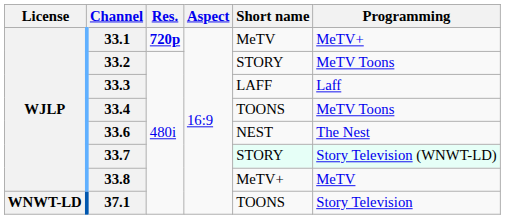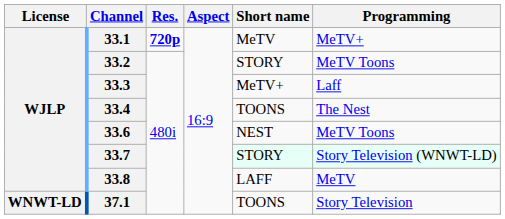(254, 86) LAFF -> (260, 86) MeTV+
(355, 109) MeTV Toons -> (343, 109) The Nest
(343, 132) The Nest -> (355, 132) MeTV Toons
(260, 179) MeTV+ -> (254, 179) LAFF
